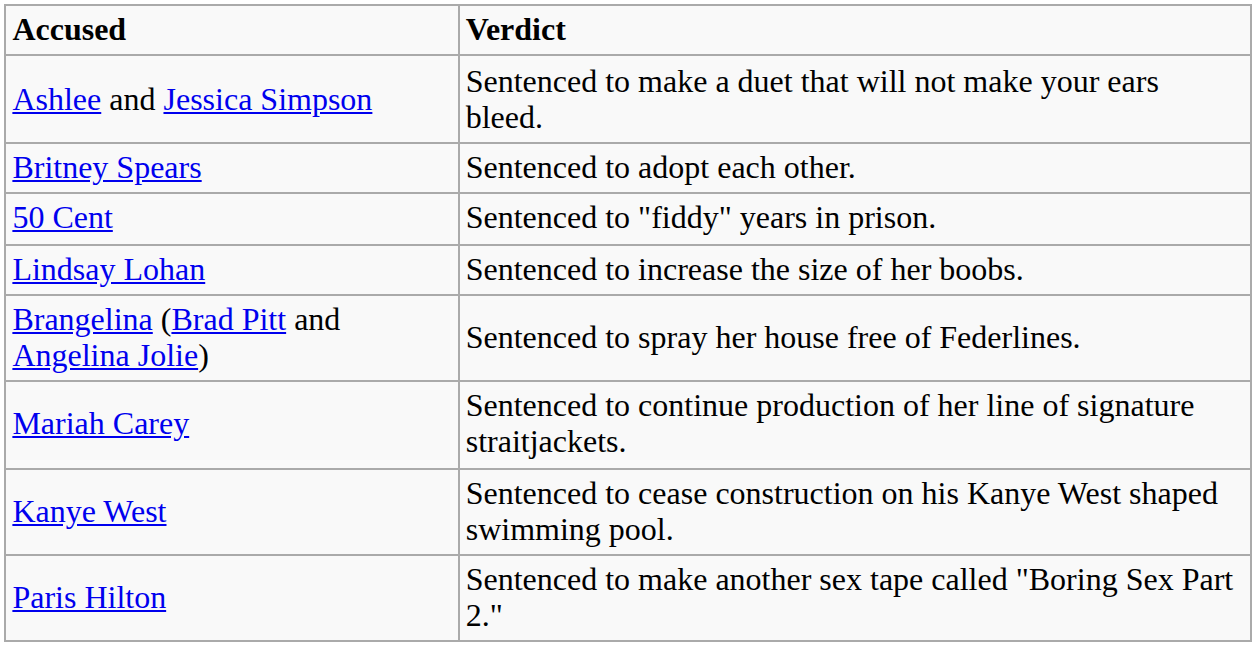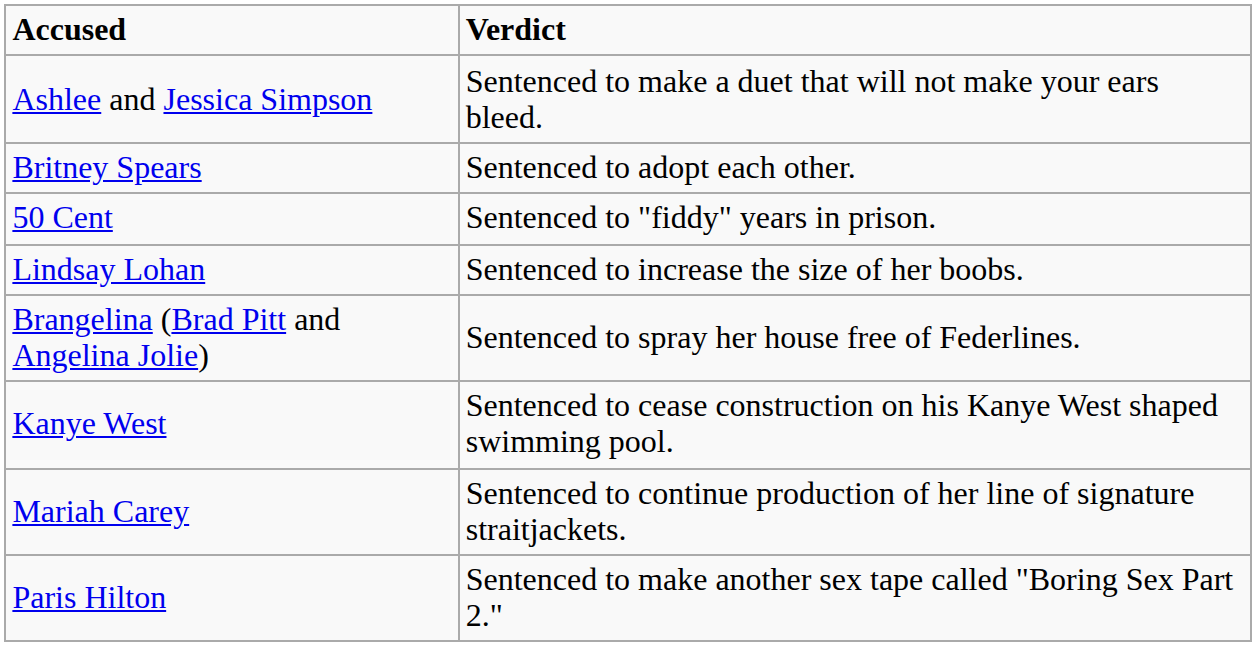rows swapped: (101, 424) <-> (89, 511)
